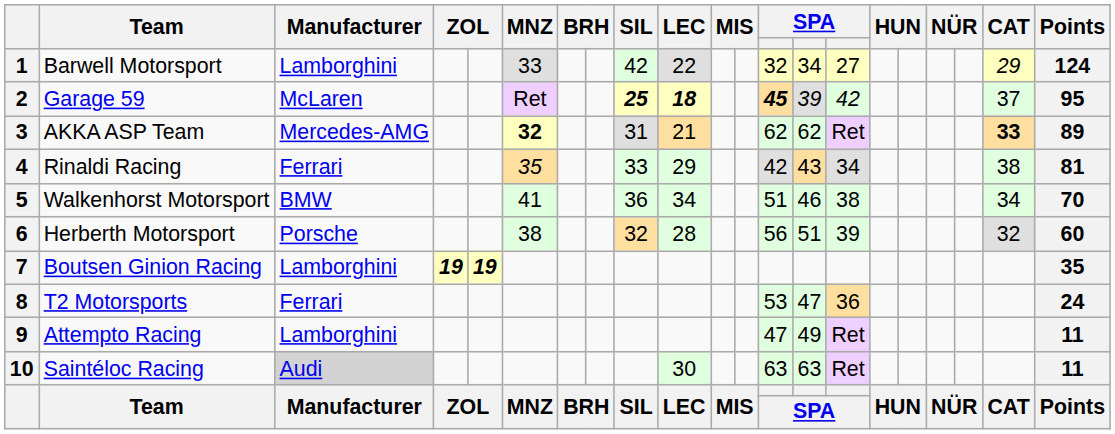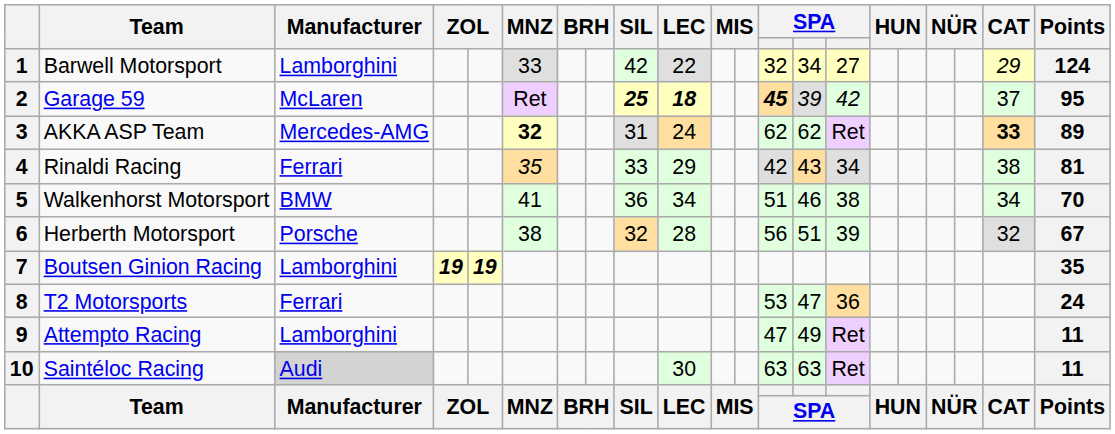(684, 132) 21 -> (684, 132) 24
(1072, 233) 60 -> (1072, 233) 67
